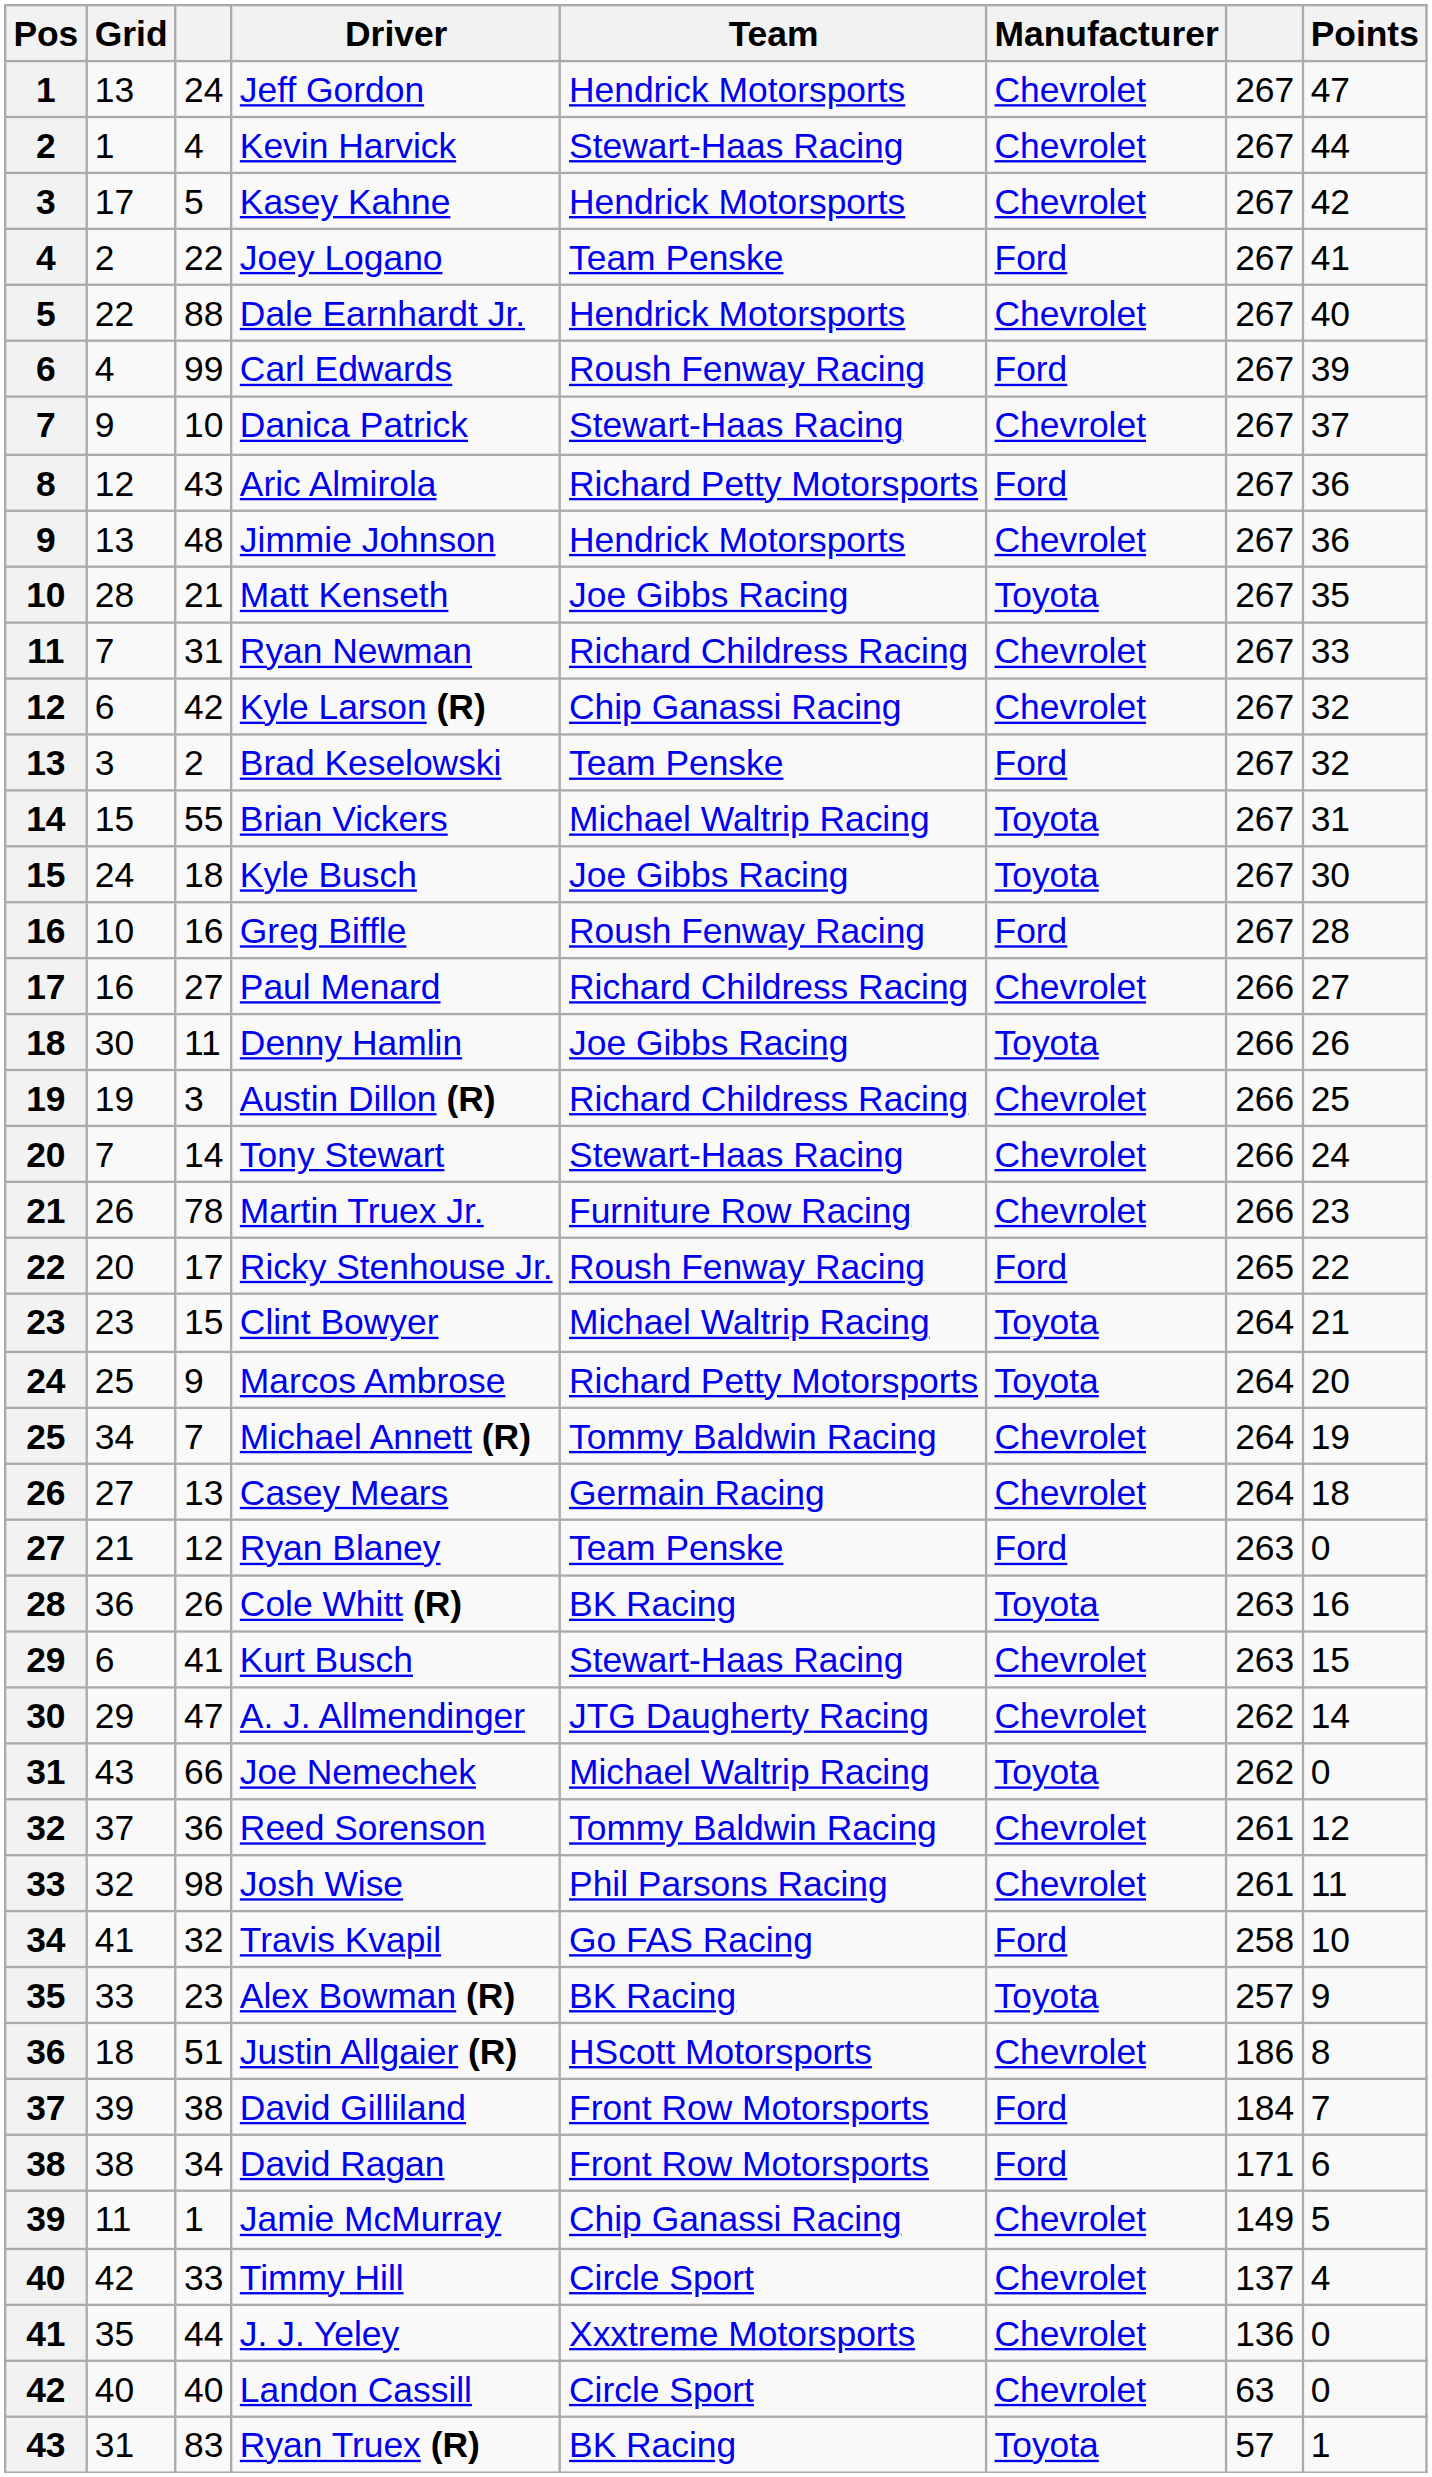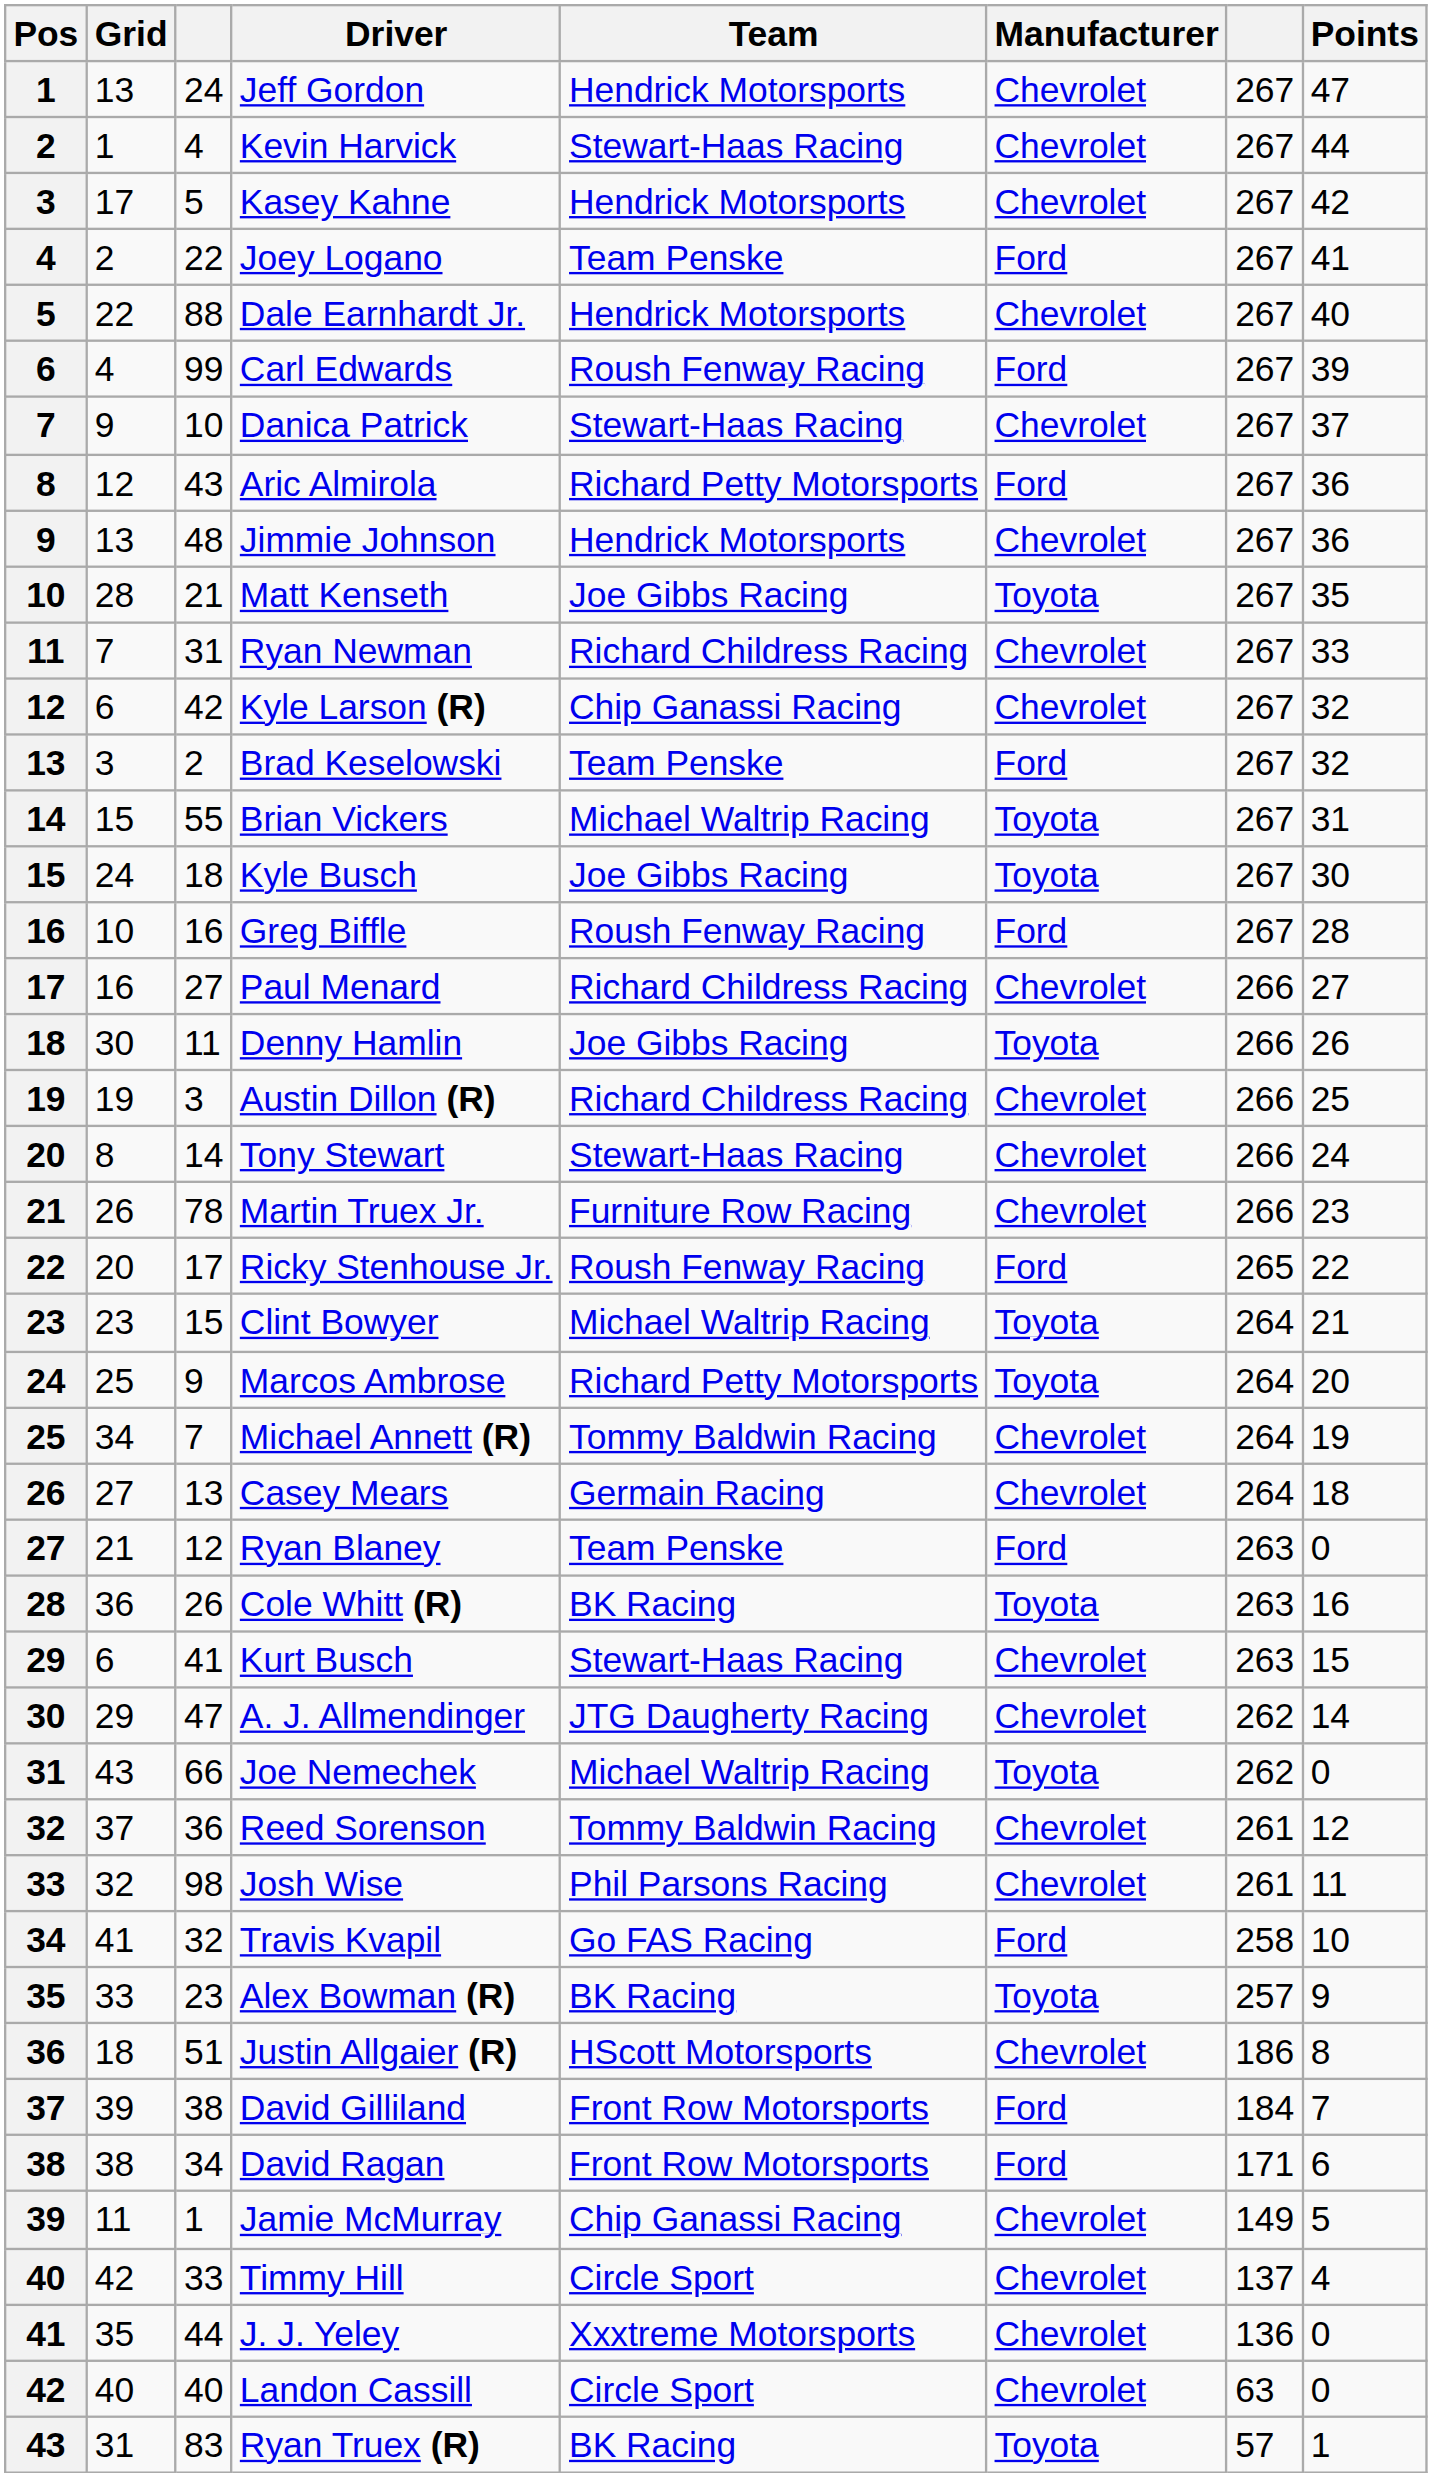(105, 1155) 7 -> (105, 1155) 8
